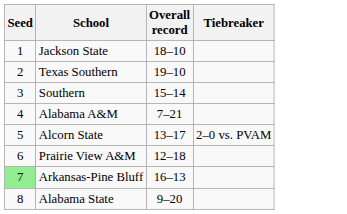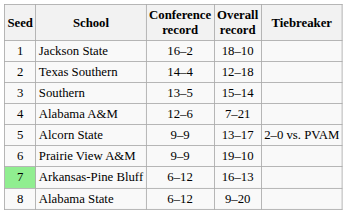+ column: (180, 22)
(170, 72) 19–10 -> (238, 72) 12–18
(170, 156) 12–18 -> (238, 156) 19–10
